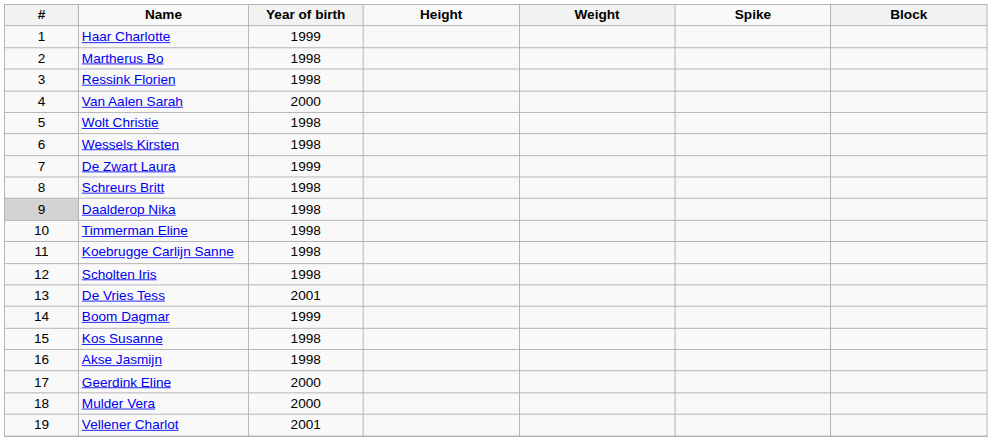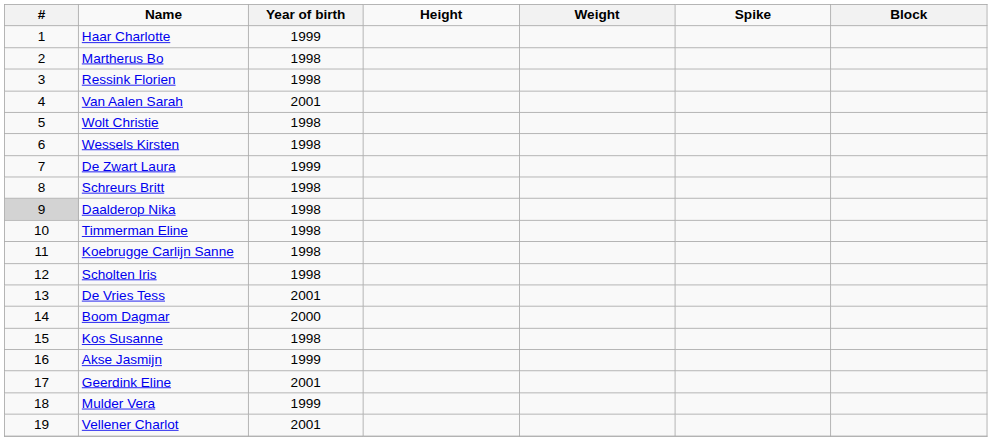(306, 101) 2000 -> (306, 101) 2001
(306, 317) 1999 -> (306, 317) 2000
(306, 360) 1998 -> (306, 360) 1999
(306, 381) 2000 -> (306, 381) 2001
(306, 403) 2000 -> (306, 403) 1999
